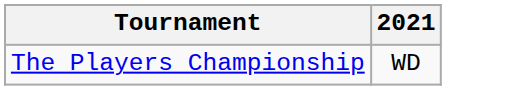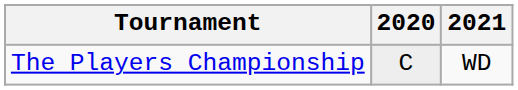+ column: (406, 25)
